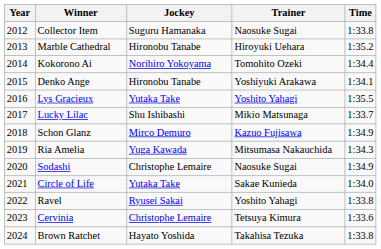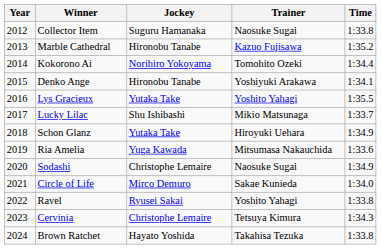(269, 47) Hiroyuki Uehara -> (268, 47) Kazuo Fujisawa
(160, 133) Mirco Demuro -> (154, 133) Yutaka Take
(268, 133) Kazuo Fujisawa -> (269, 133) Hiroyuki Uehara
(360, 150) 1:34.3 -> (360, 150) 1:33.6
(154, 184) Yutaka Take -> (160, 184) Mirco Demuro
(360, 218) 1:33.6 -> (360, 218) 1:34.3
